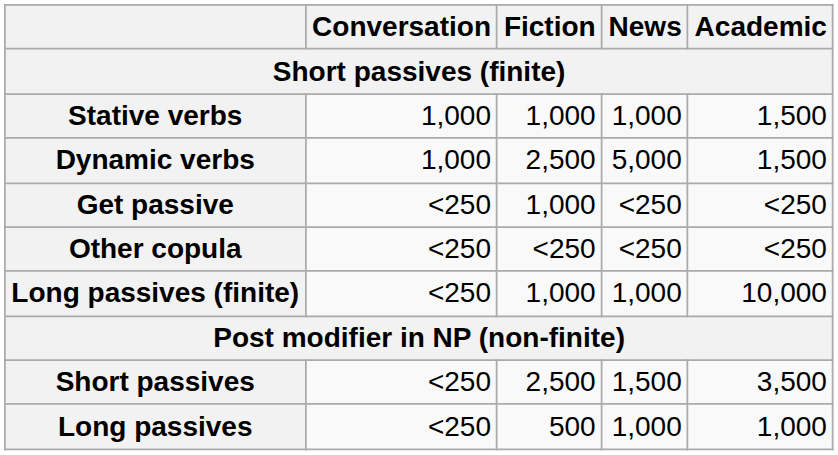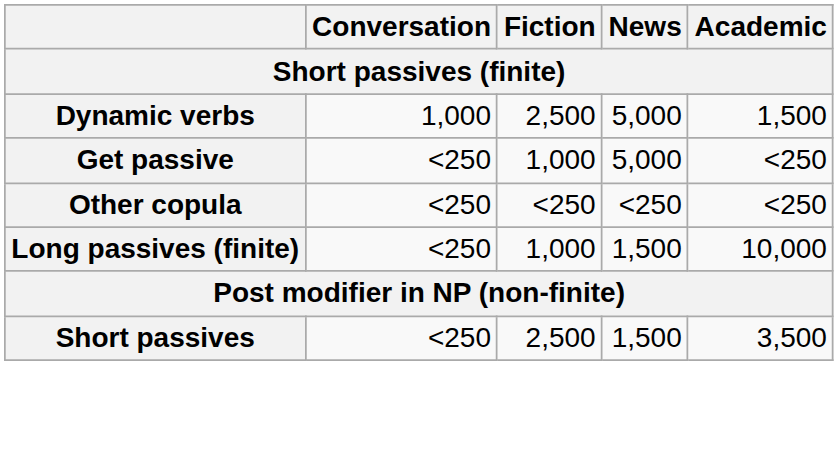- row: (155, 115)
(650, 204) <250 -> (647, 159) 5,000
(647, 293) 1,000 -> (647, 248) 1,500
- row: (155, 426)
